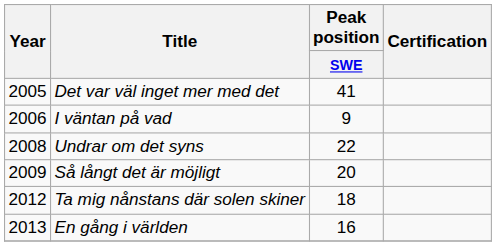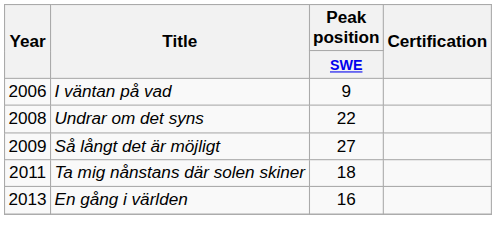- row: (167, 91)
(346, 173) 20 -> (346, 145) 27
(28, 200) 2012 -> (28, 173) 2011
